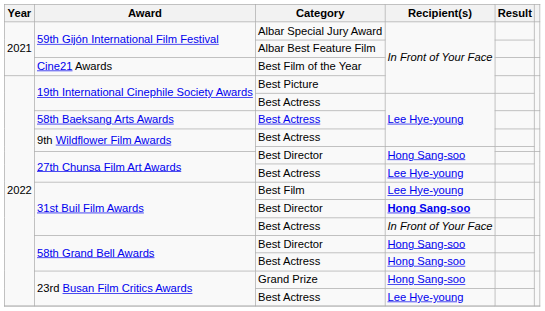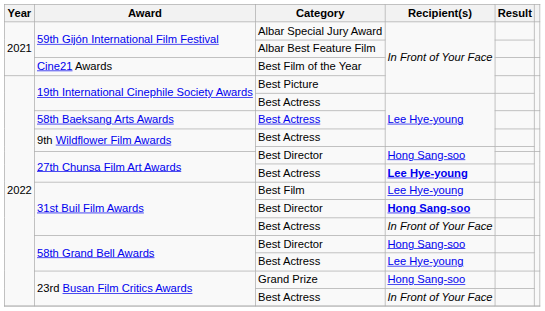(425, 173) normal -> (428, 173) bold
(426, 262) Hong Sang-soo -> (425, 262) Lee Hye-young
(425, 297) Lee Hye-young -> (440, 297) In Front of Your Face
